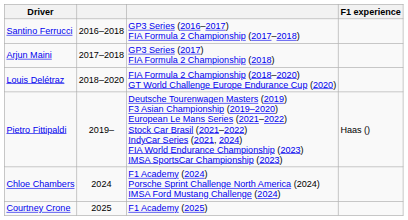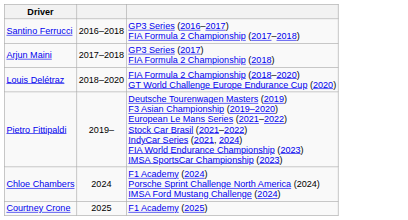- column: (371, 12)
